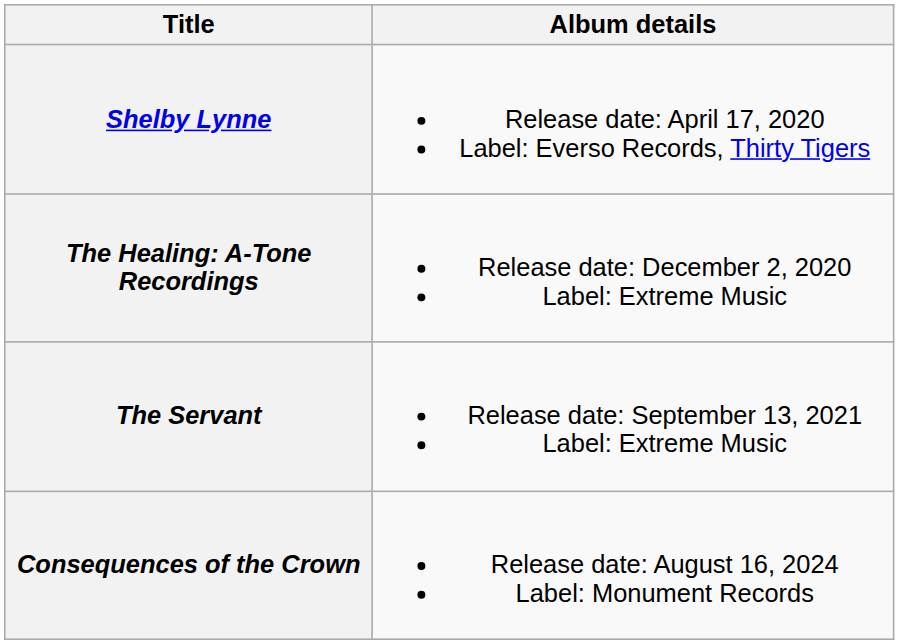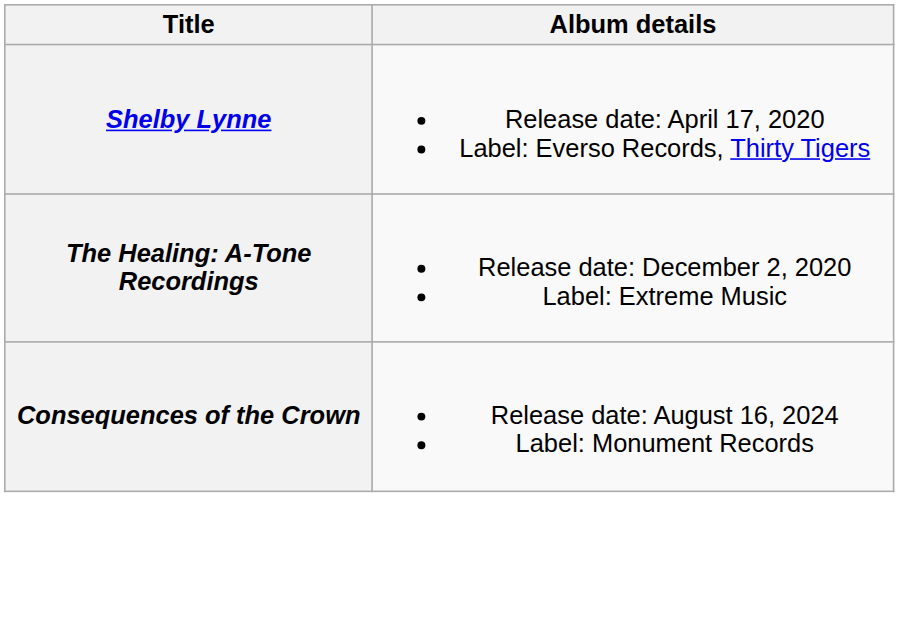- row: (189, 416)
